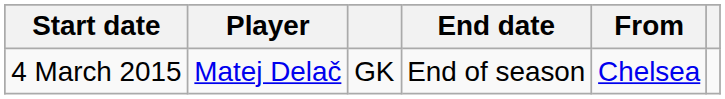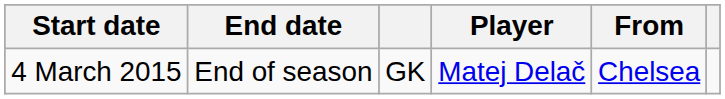columns swapped: (496, 26) <-> (268, 26)
